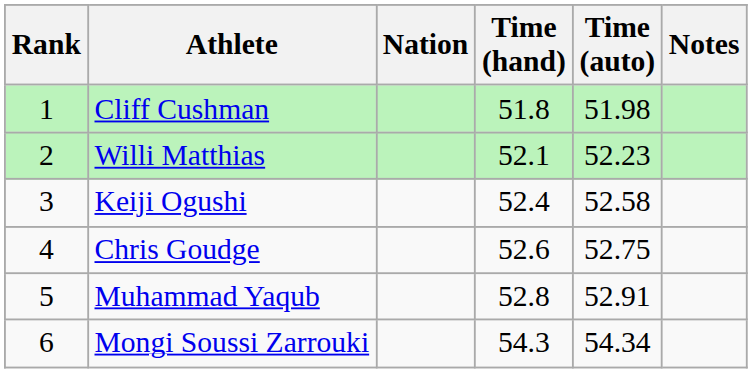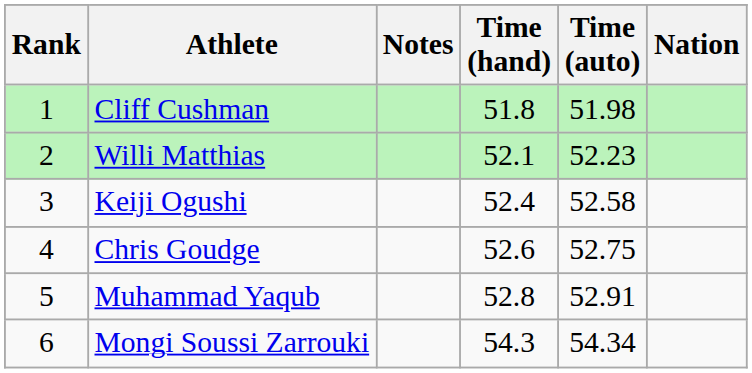columns swapped: (426, 44) <-> (704, 44)
